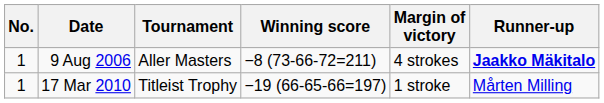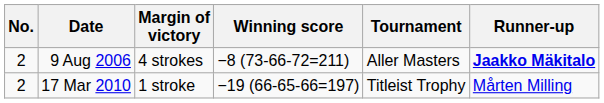columns swapped: (188, 26) <-> (430, 26)
(21, 60) 1 -> (21, 60) 2
(21, 86) 1 -> (21, 86) 2
